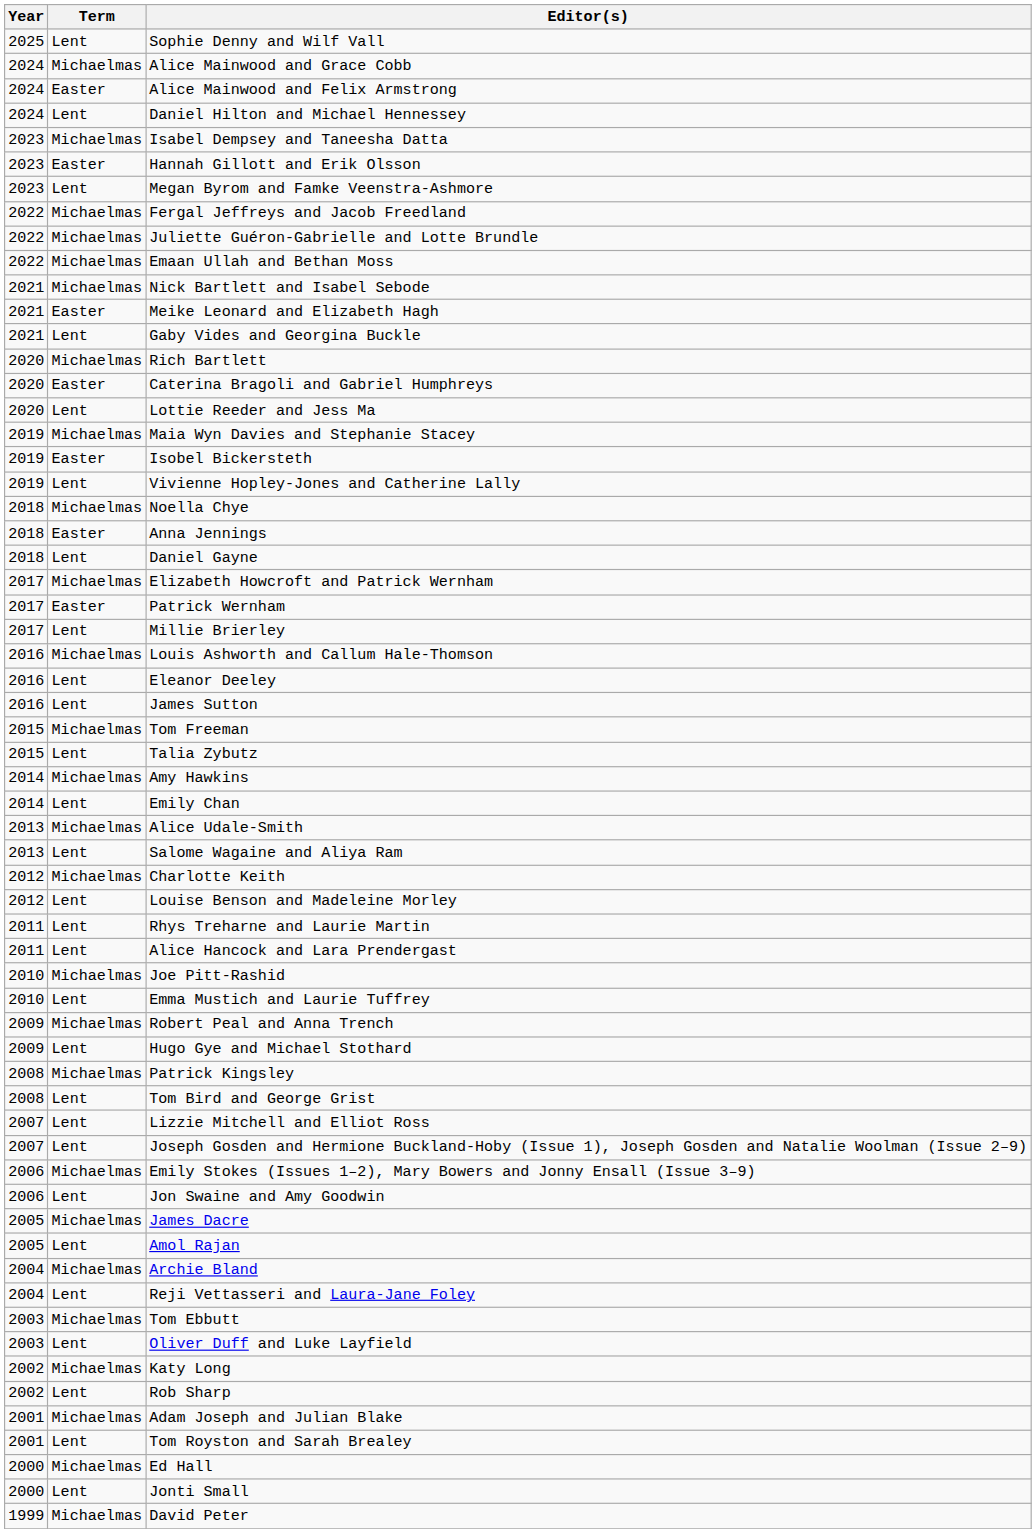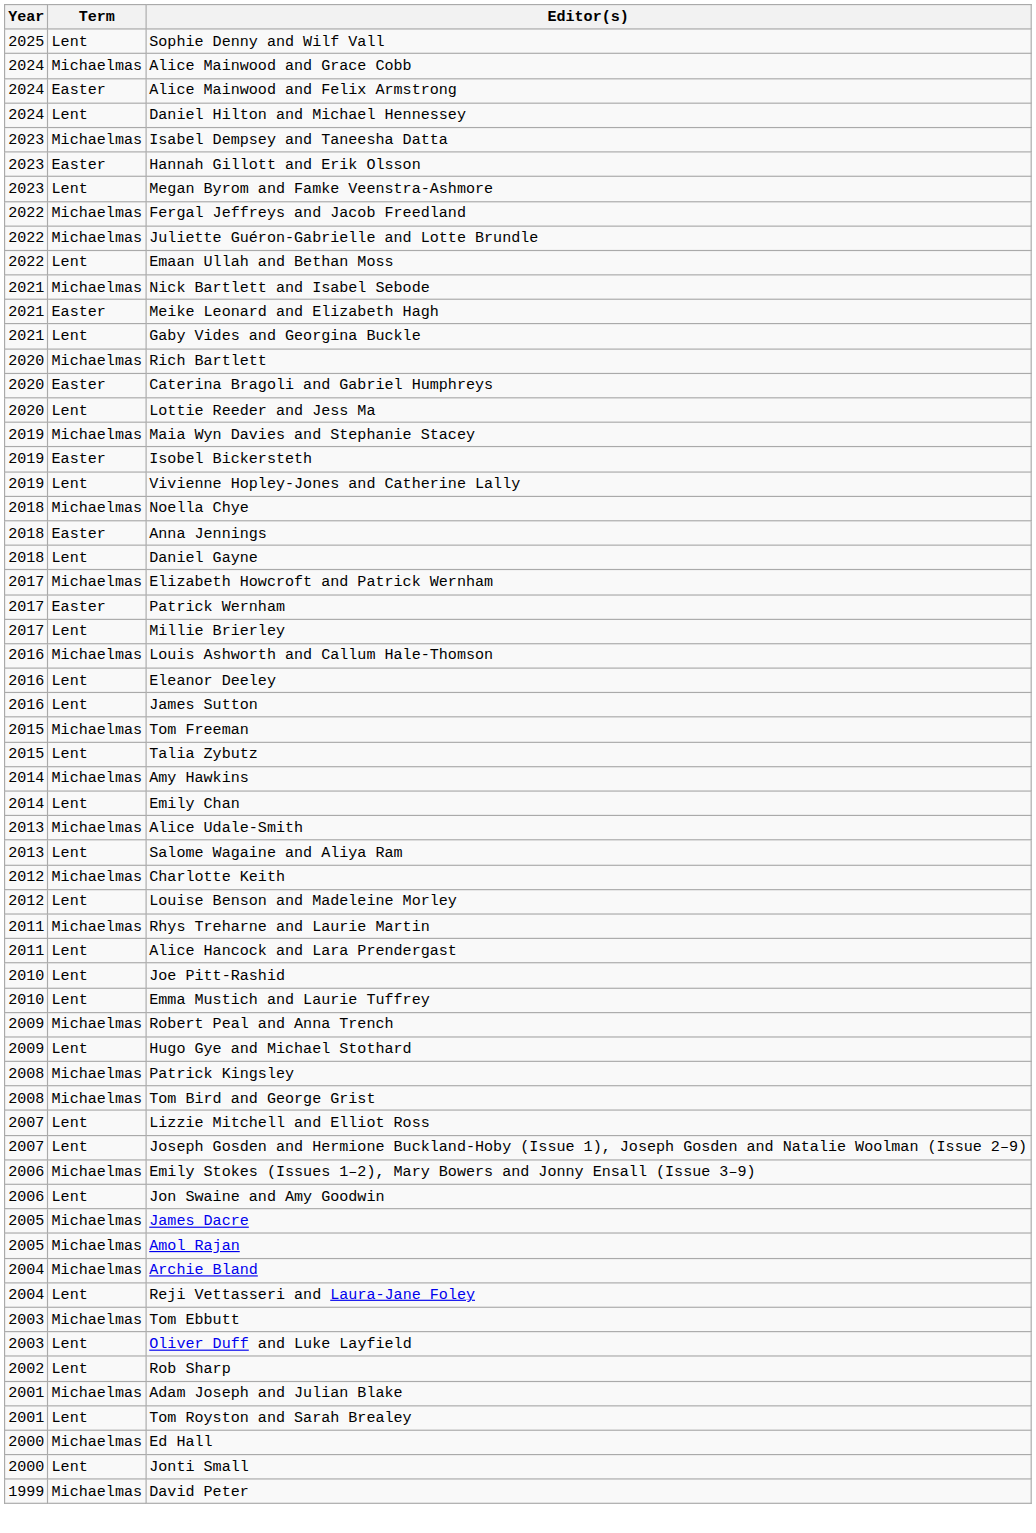(97, 263) Michaelmas -> (70, 263) Lent
(70, 926) Lent -> (97, 926) Michaelmas
(97, 975) Michaelmas -> (70, 975) Lent
(70, 1098) Lent -> (97, 1098) Michaelmas
(70, 1246) Lent -> (97, 1246) Michaelmas
- row: (190, 1369)
